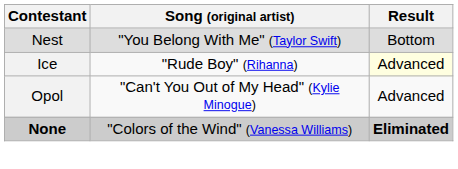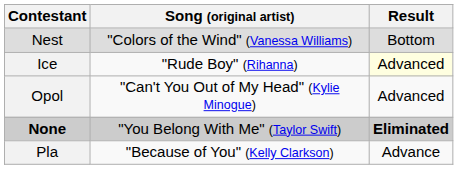(230, 40) "You Belong With Me" (Taylor Swift) -> (230, 40) "Colors of the Wind" (Vanessa Williams)
(230, 128) "Colors of the Wind" (Vanessa Williams) -> (230, 128) "You Belong With Me" (Taylor Swift)
+ row: (47, 152)
